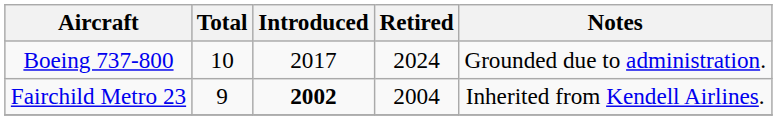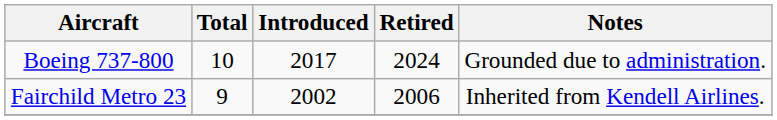(313, 96) bold -> (313, 96) normal
(417, 96) 2004 -> (417, 96) 2006
